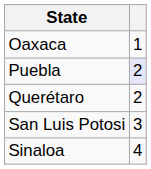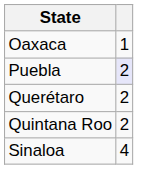+ row: (60, 124)
- row: (67, 124)
